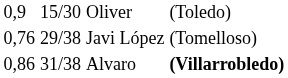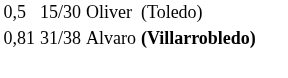(15, 12) 0,9 -> (15, 12) 0,5
- row: (125, 38)
(19, 64) 0,86 -> (19, 38) 0,81
